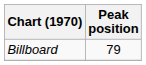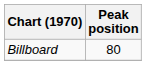(113, 49) 79 -> (113, 49) 80
